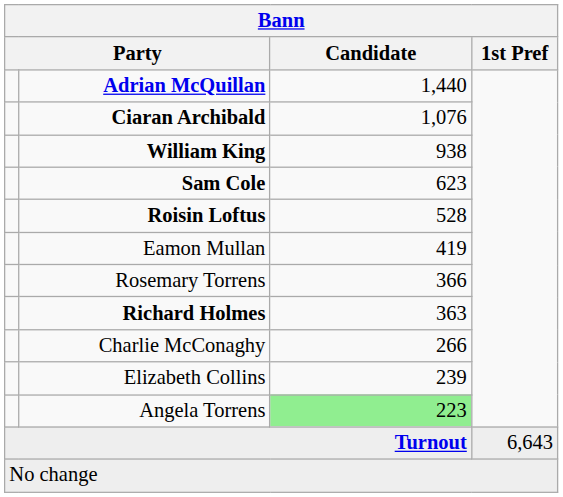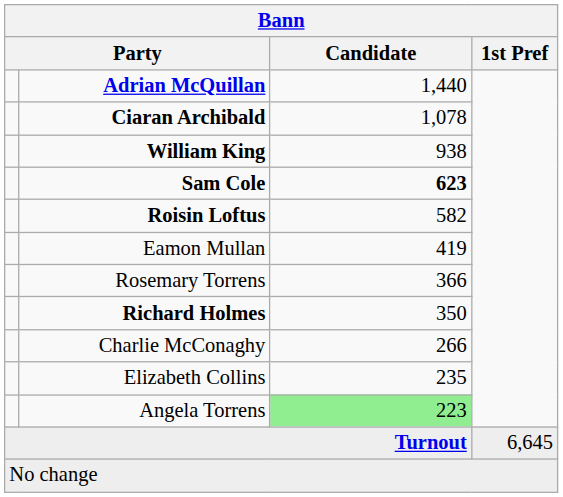(444, 118) 1,076 -> (444, 118) 1,078
(451, 183) normal -> (451, 183) bold
(451, 215) 528 -> (451, 215) 582
(451, 313) 363 -> (451, 313) 350
(451, 378) 239 -> (451, 378) 235
(530, 442) 6,643 -> (530, 442) 6,645
